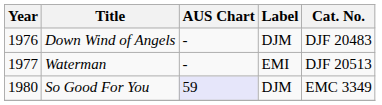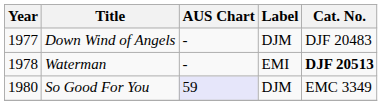(23, 40) 1976 -> (23, 40) 1977
(23, 64) 1977 -> (23, 64) 1978
(339, 64) normal -> (339, 64) bold
